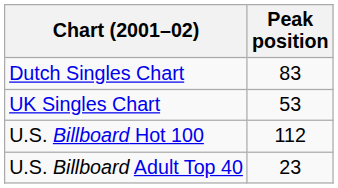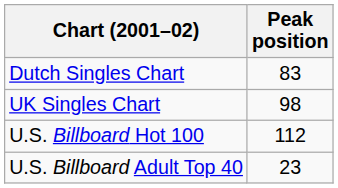(290, 104) 53 -> (290, 104) 98
